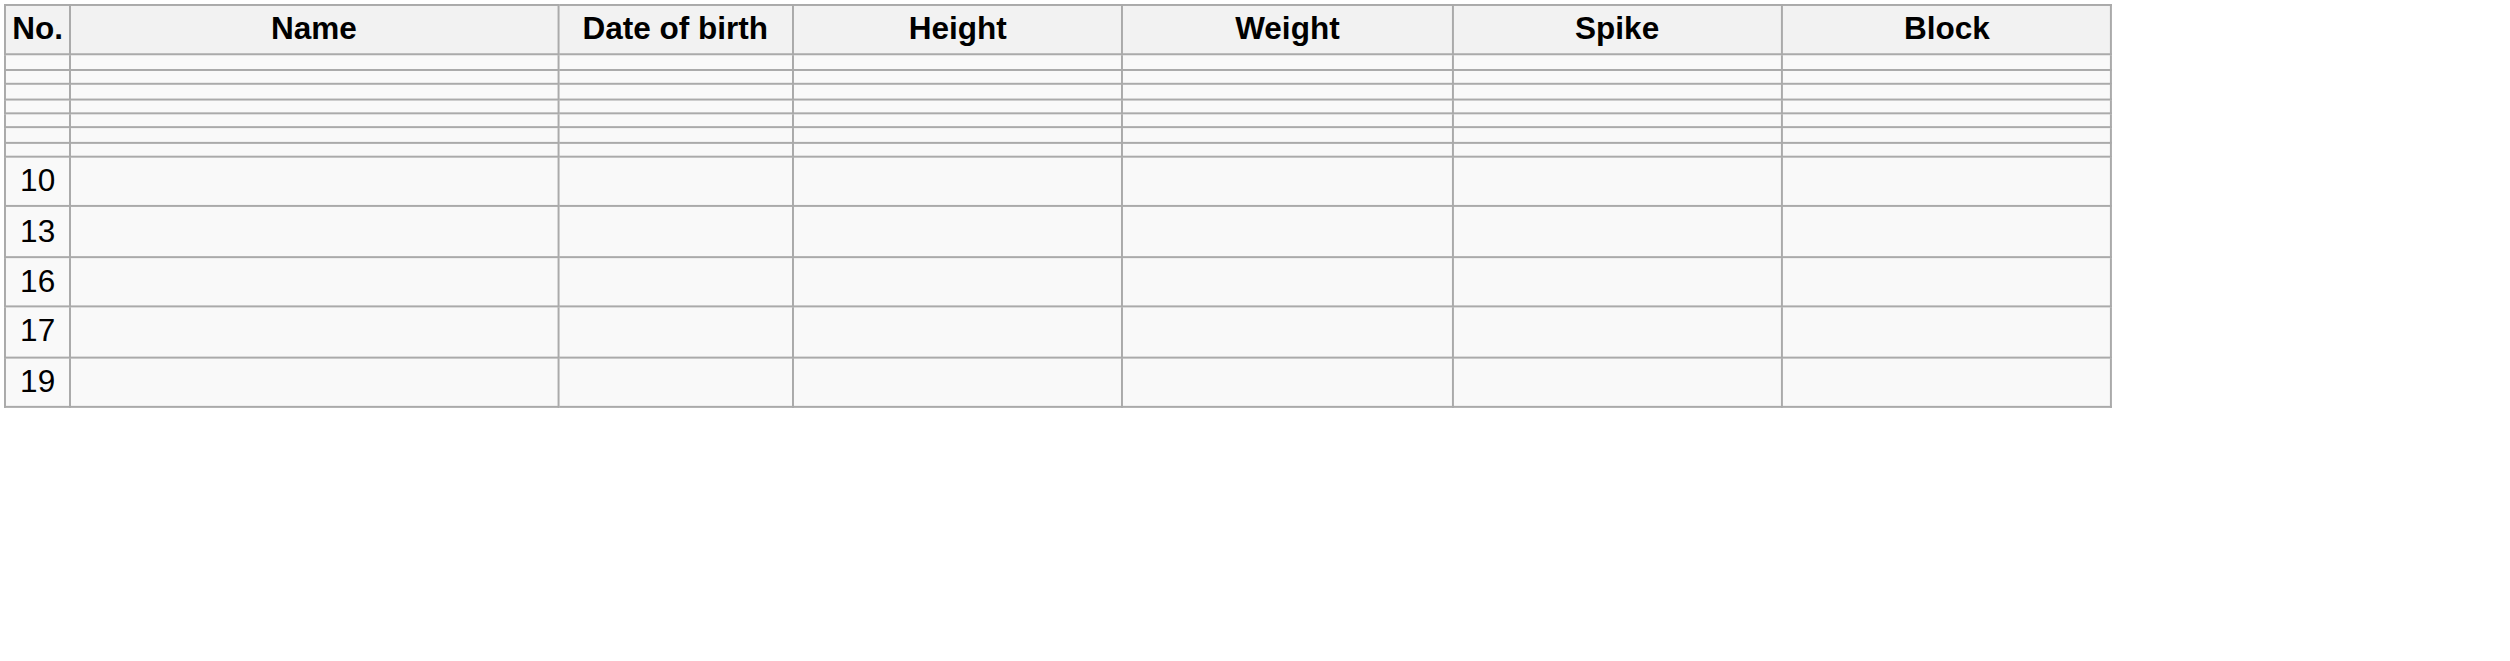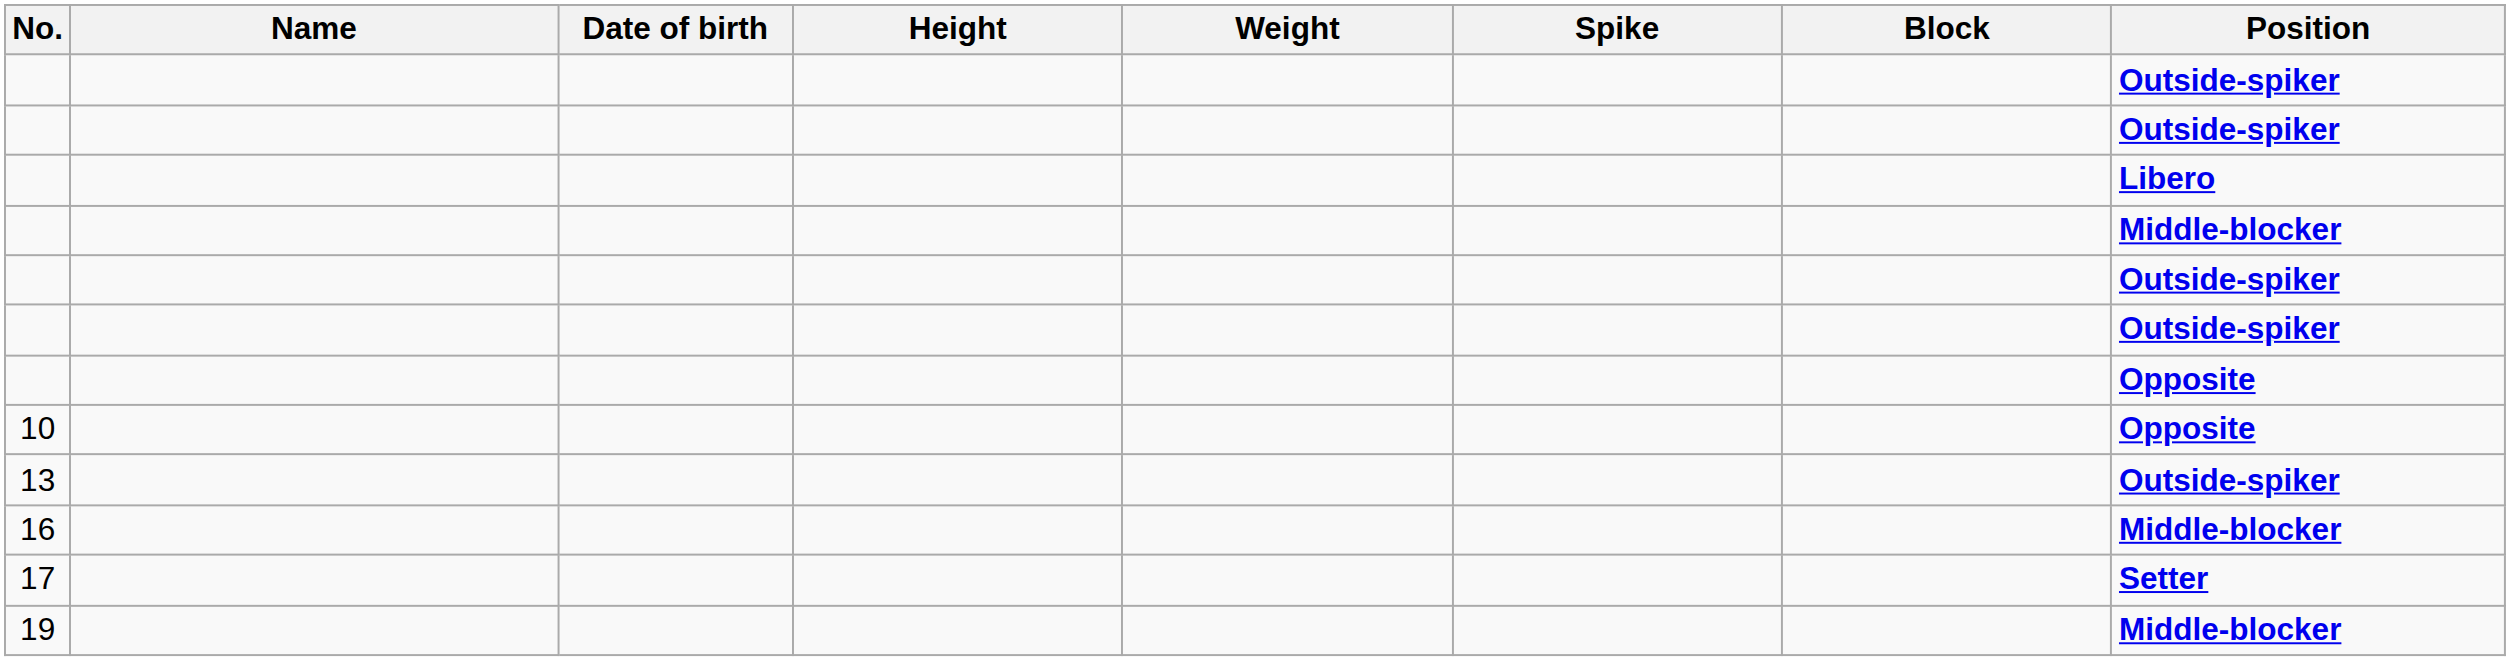+ column: (2308, 29)
